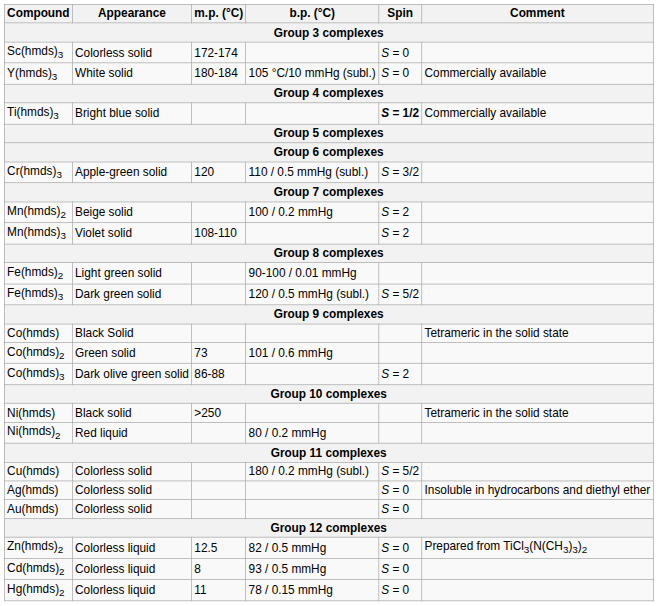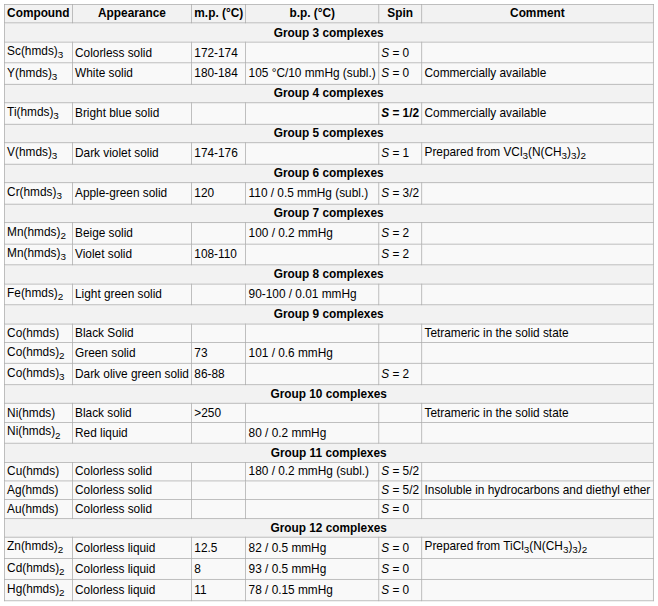+ row: (32, 153)
- row: (35, 294)
(395, 490) S = 0 -> (400, 490) S = 5/2
